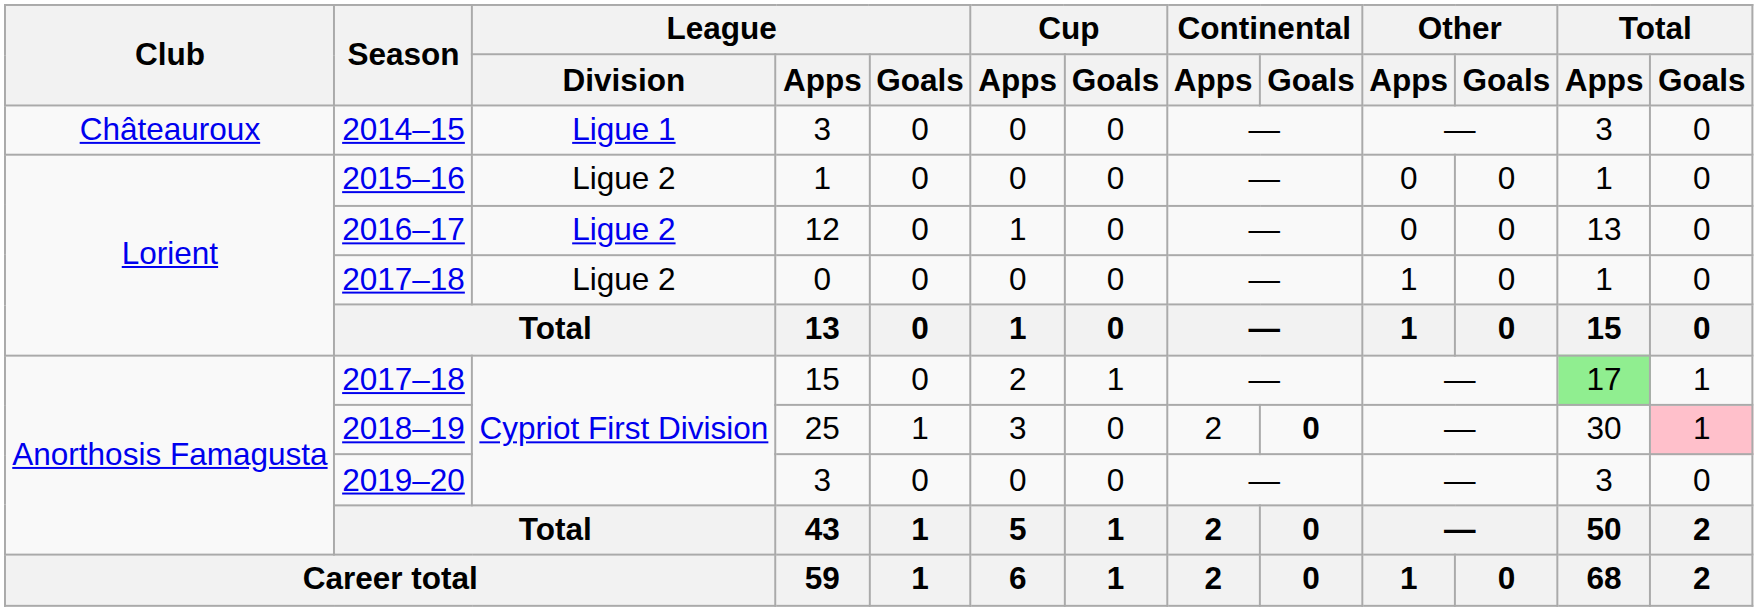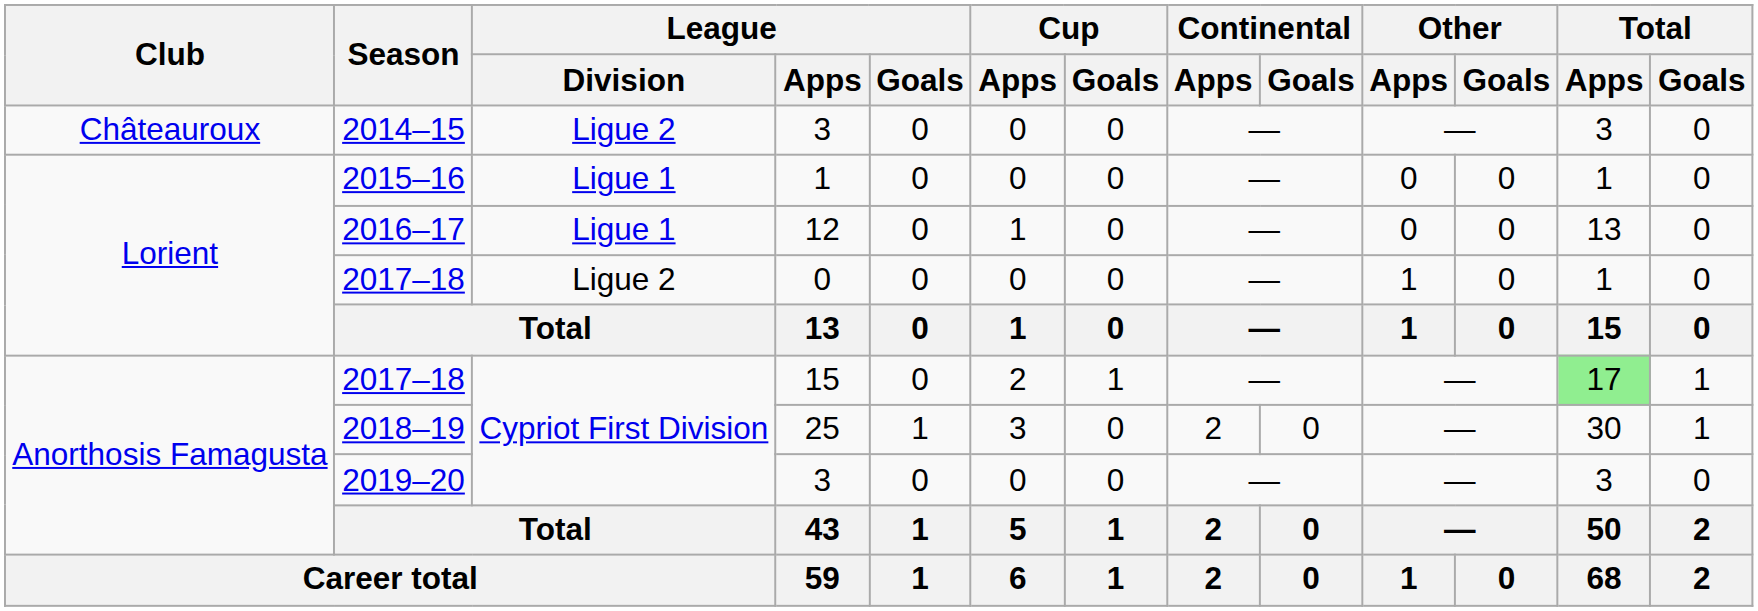(624, 129) Ligue 1 -> (624, 129) Ligue 2
(624, 179) Ligue 2 -> (624, 179) Ligue 1
(624, 229) Ligue 2 -> (624, 229) Ligue 1
(1311, 429) bold -> (1311, 429) normal
(1702, 429) pink background -> (1702, 429) no background
